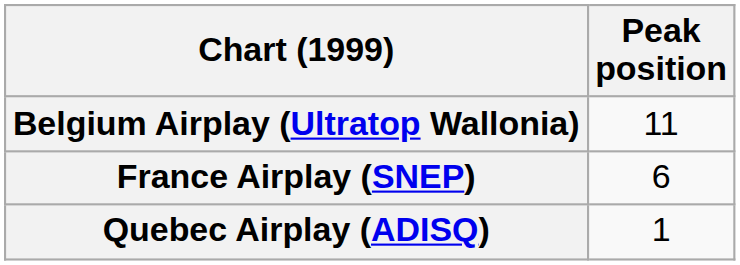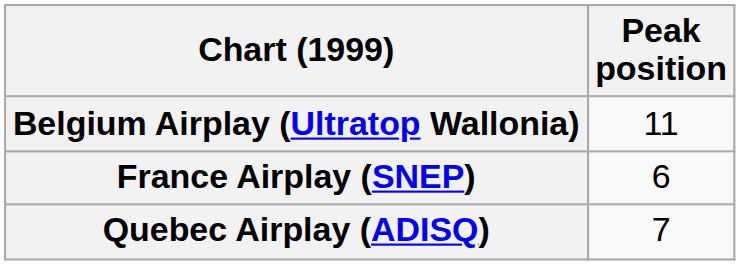(661, 230) 1 -> (661, 230) 7
